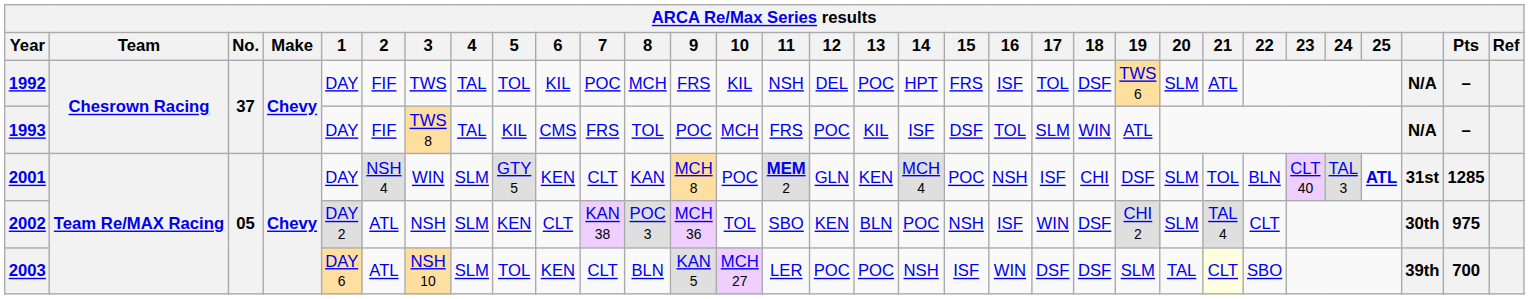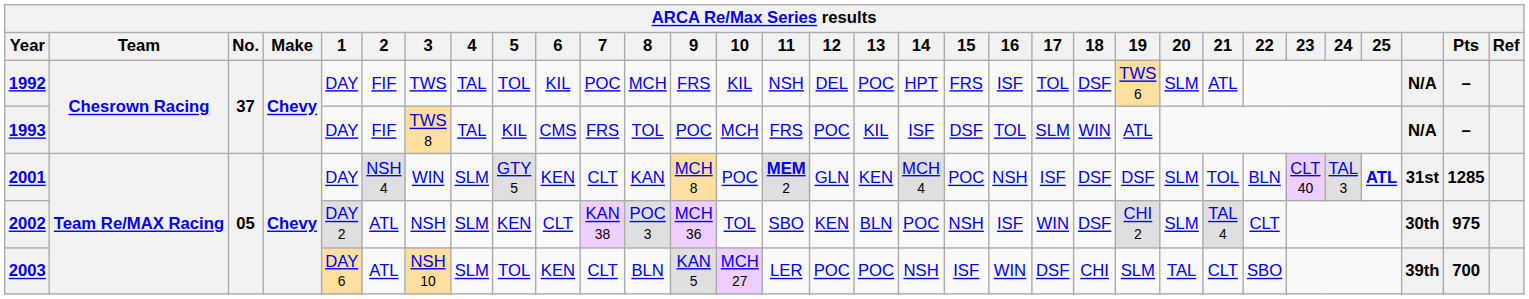(1095, 177) CHI -> (1095, 177) DSF
(1095, 271) DSF -> (1095, 271) CHI
(1223, 271) lightyellow background -> (1223, 271) no background
